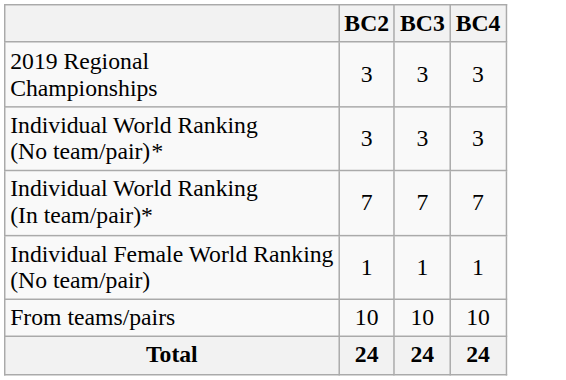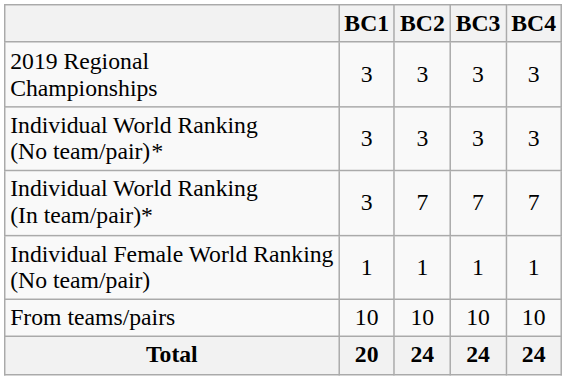+ column: (367, 23)
